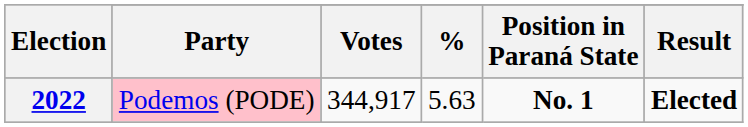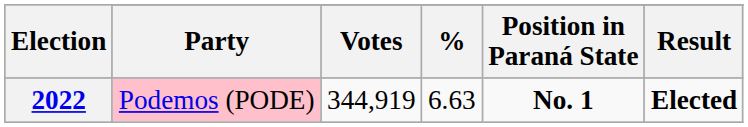(371, 99) 344,917 -> (371, 99) 344,919
(452, 99) 5.63 -> (452, 99) 6.63
